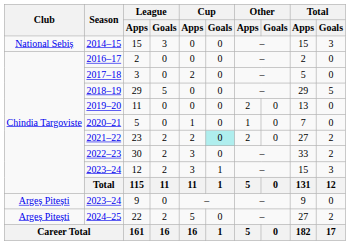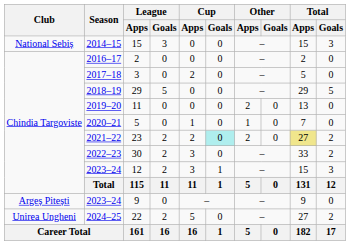(303, 138) no background -> (303, 138) khaki background
(44, 216) Argeș Pitești -> (44, 216) Unirea Ungheni
